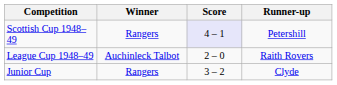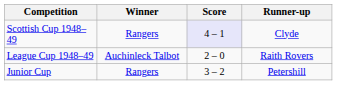(287, 34) Petershill -> (287, 34) Clyde
(287, 71) Clyde -> (287, 71) Petershill
